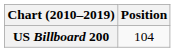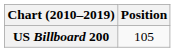(144, 36) 104 -> (144, 36) 105
